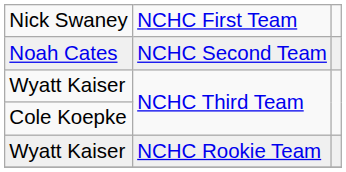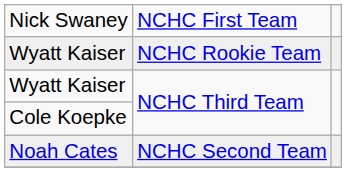rows swapped: (63, 53) <-> (67, 150)
